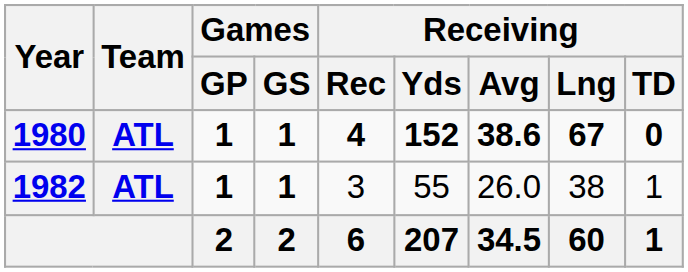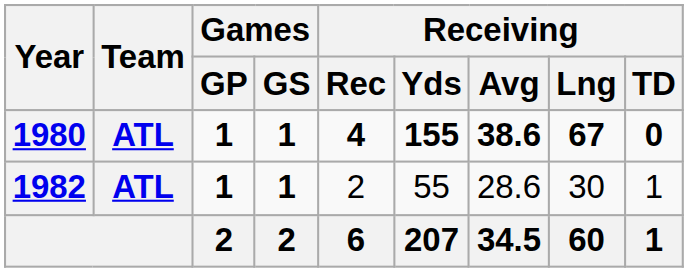(432, 135) 152 -> (432, 135) 155
(356, 187) 3 -> (356, 187) 2
(509, 187) 26.0 -> (509, 187) 28.6
(587, 187) 38 -> (587, 187) 30
